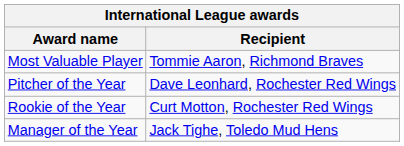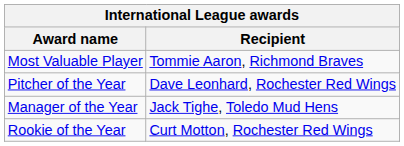rows swapped: (67, 107) <-> (73, 130)
